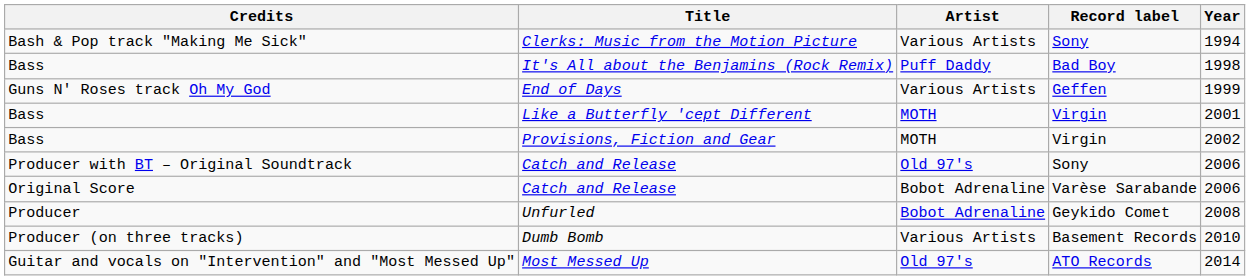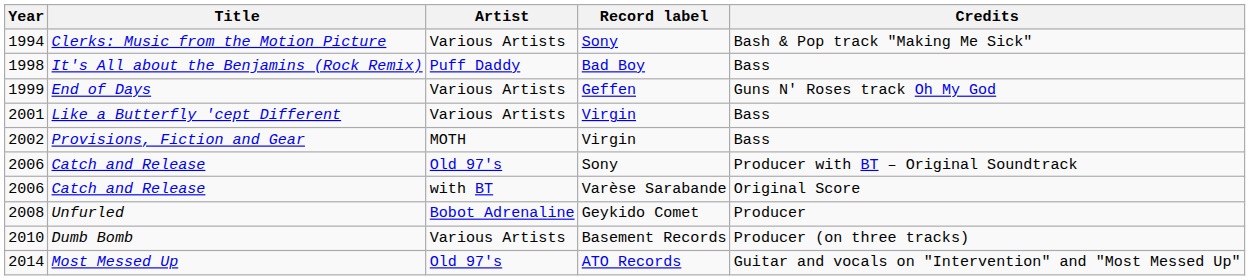columns swapped: (1222, 17) <-> (262, 17)
(918, 115) MOTH -> (498, 115) Various Artists
(973, 189) Bobot Adrenaline -> (461, 189) with BT
